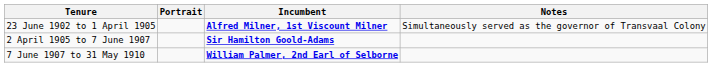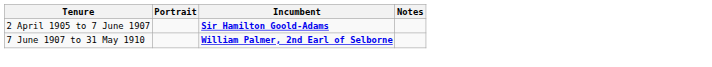- row: (81, 26)
